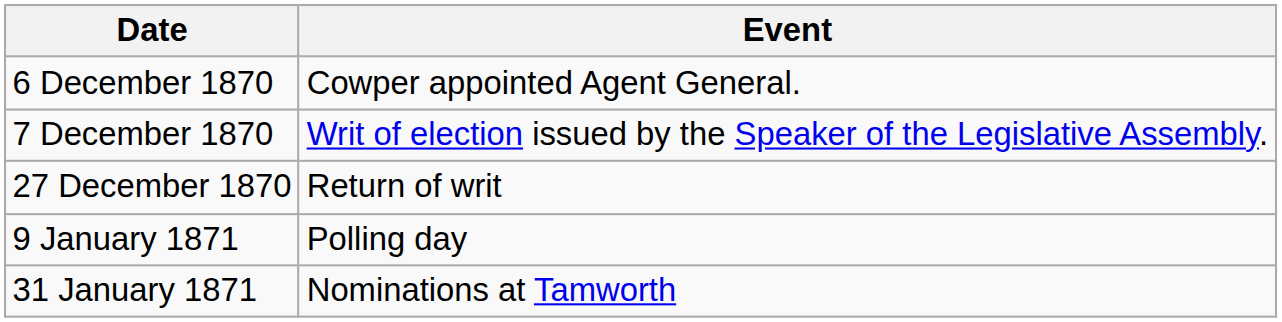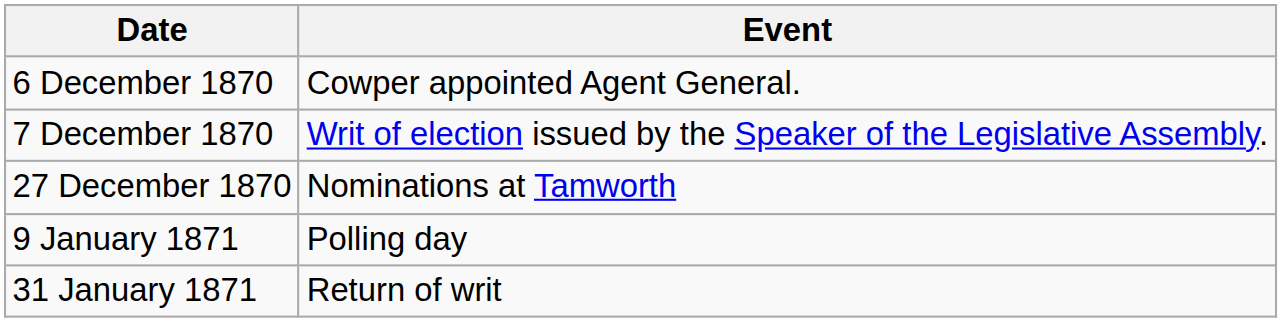(404, 186) Return of writ -> (491, 186) Nominations at Tamworth
(491, 290) Nominations at Tamworth -> (404, 290) Return of writ
